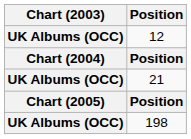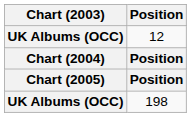- row: (157, 79)
